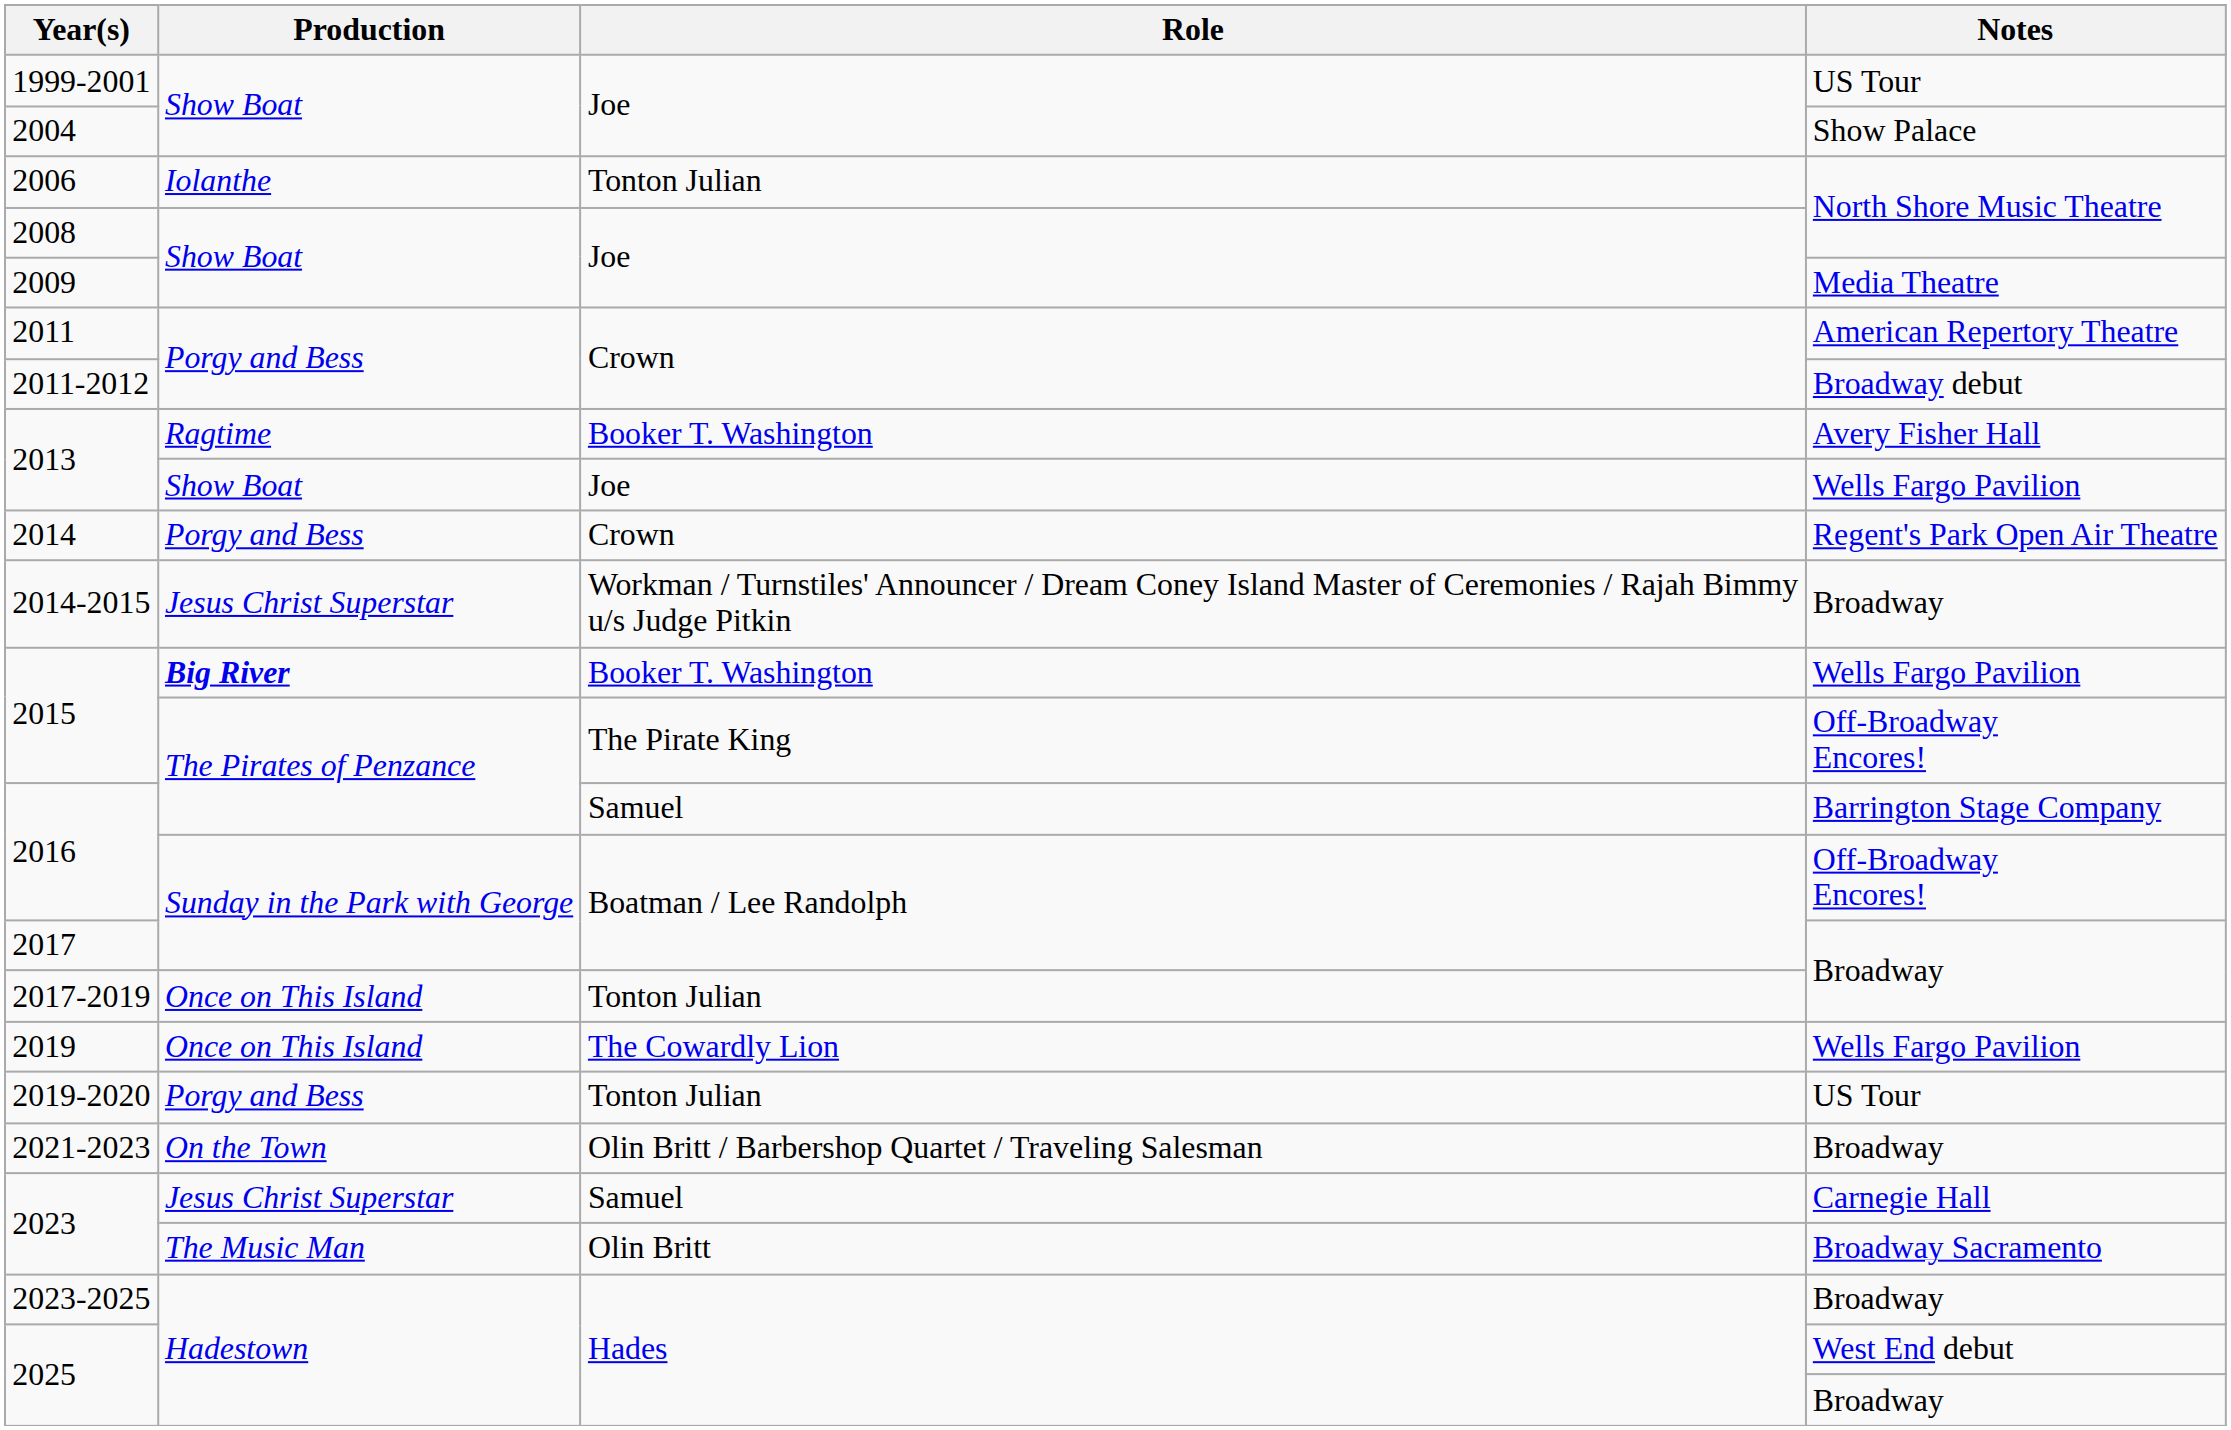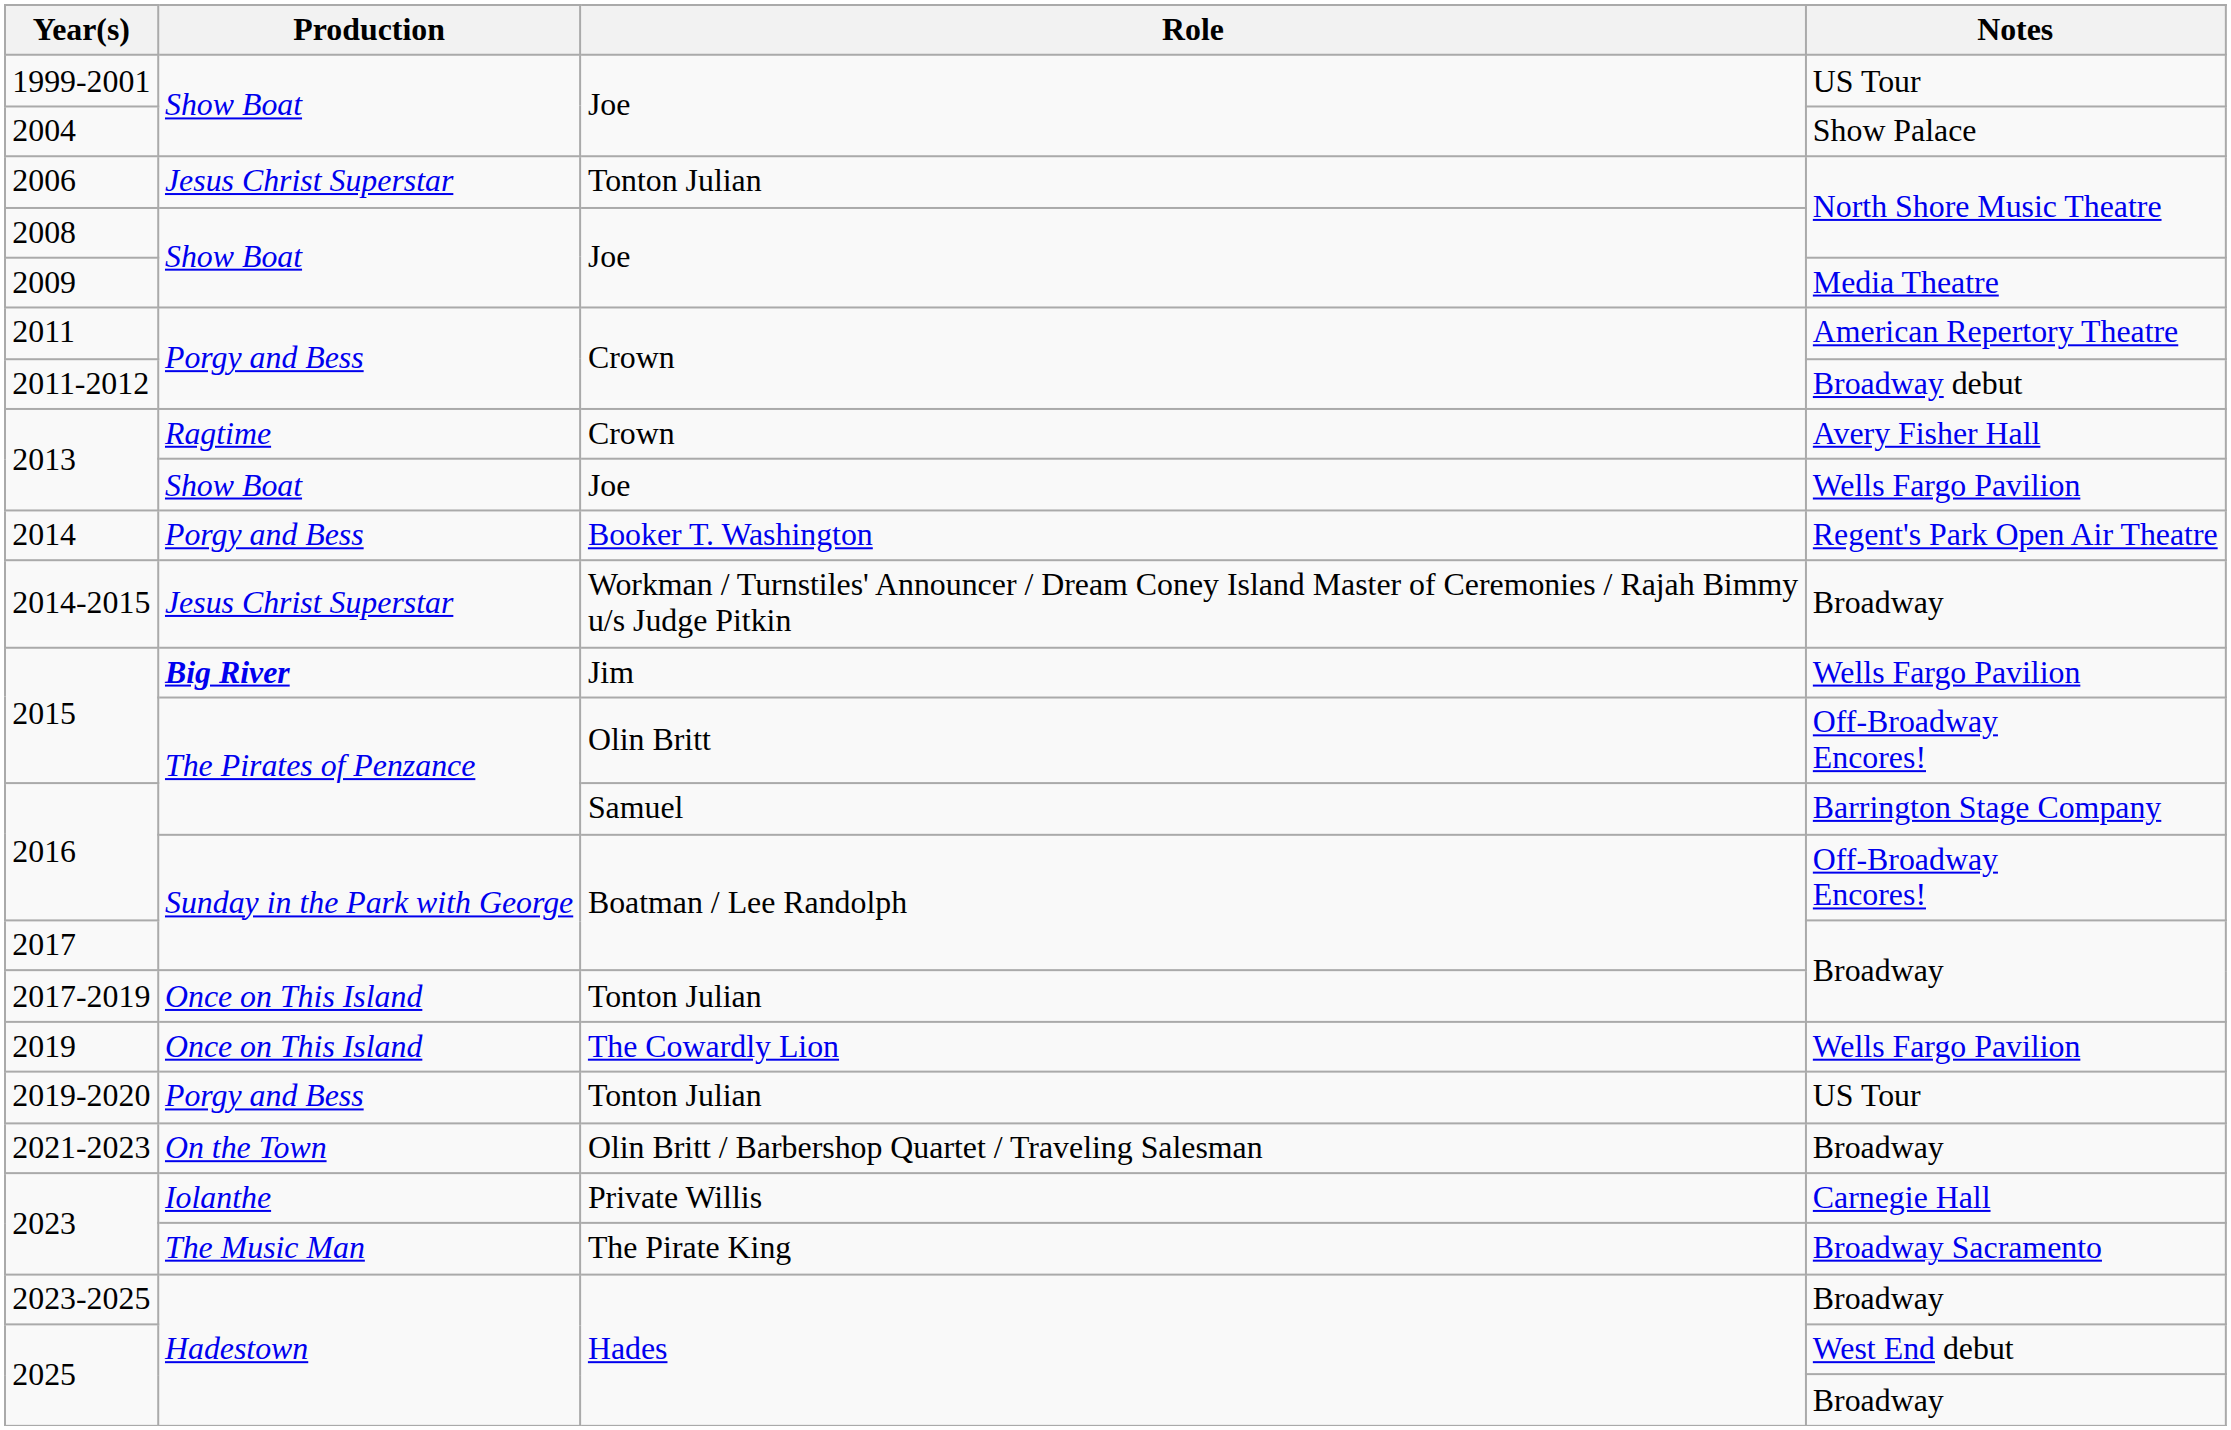(218, 181) Iolanthe -> (309, 181) Jesus Christ Superstar
(730, 433) Booker T. Washington -> (631, 433) Crown
(631, 534) Crown -> (730, 534) Booker T. Washington
(730, 671) Booker T. Washington -> (611, 671) Jim
(690, 739) The Pirate King -> (649, 739) Olin Britt
(309, 1197) Jesus Christ Superstar -> (218, 1197) Iolanthe
(636, 1197) Samuel -> (675, 1197) Private Willis
(649, 1248) Olin Britt -> (690, 1248) The Pirate King
